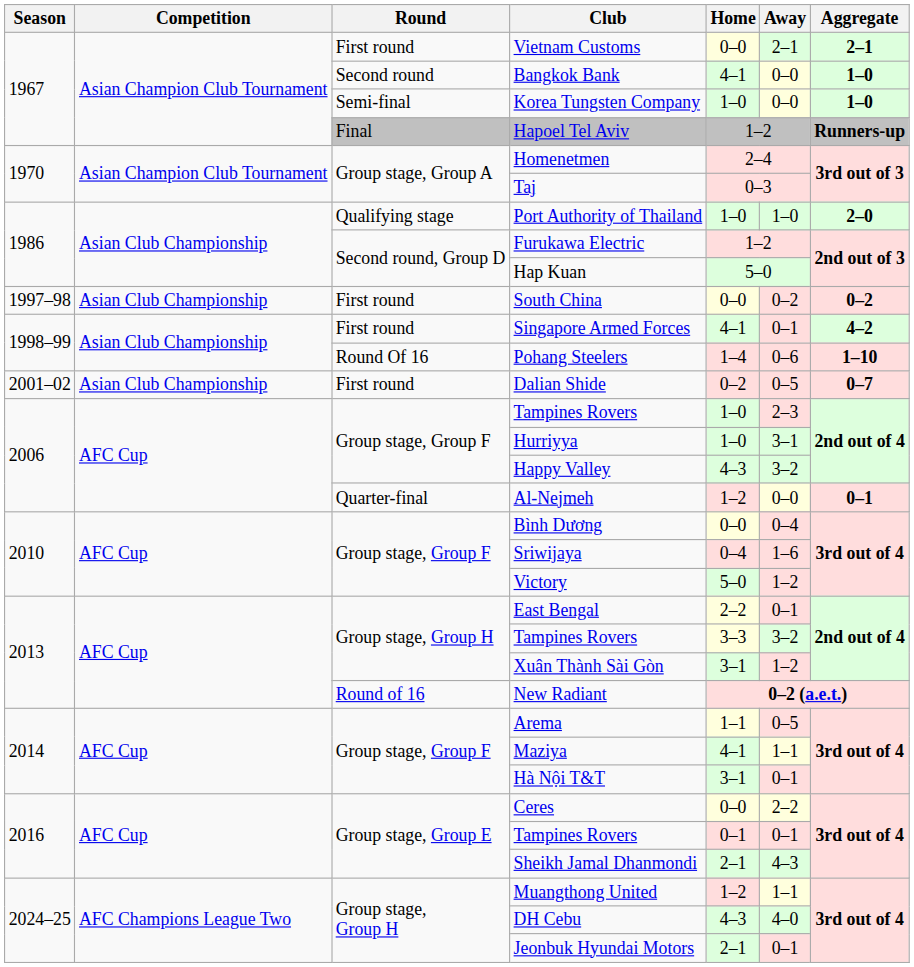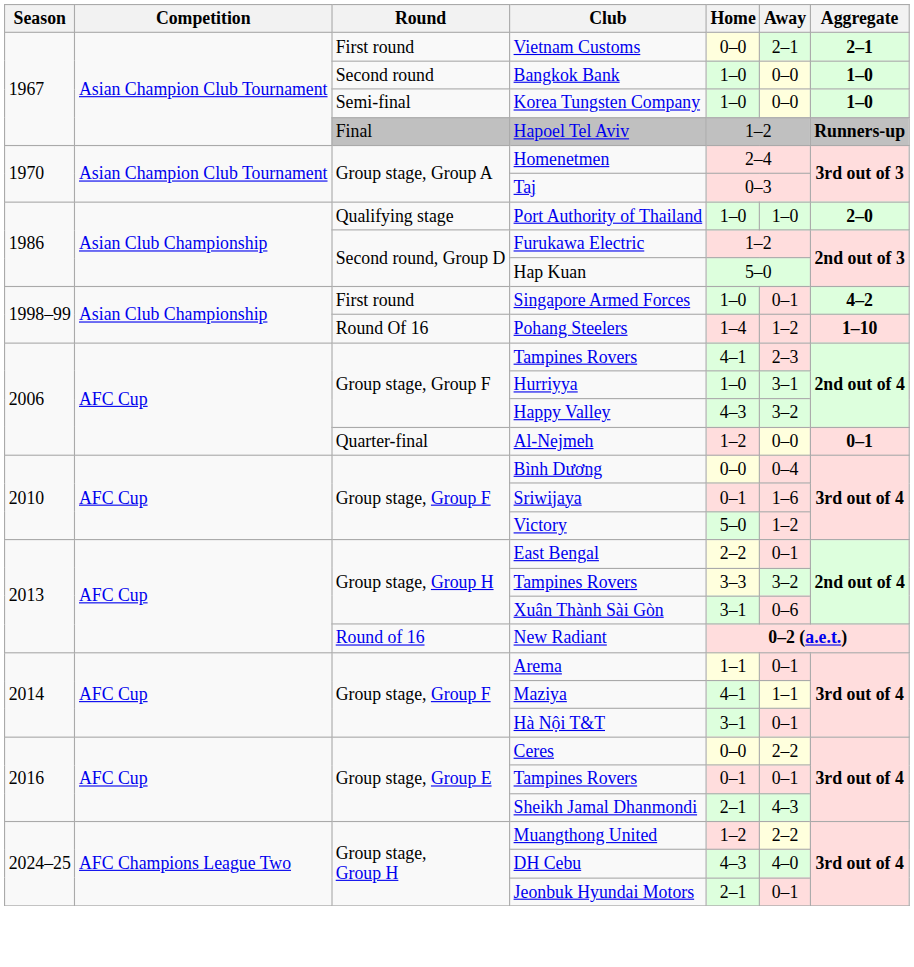(733, 74) 4–1 -> (733, 74) 1–0
- row: (375, 300)
(733, 328) 4–1 -> (733, 300) 1–0
(785, 356) 0–6 -> (785, 328) 1–2
- row: (375, 384)
(733, 412) 1–0 -> (733, 356) 4–1
(733, 553) 0–4 -> (733, 497) 0–1
(785, 666) 1–2 -> (785, 610) 0–6
(785, 722) 0–5 -> (785, 666) 0–1
(785, 891) 1–1 -> (785, 835) 2–2
